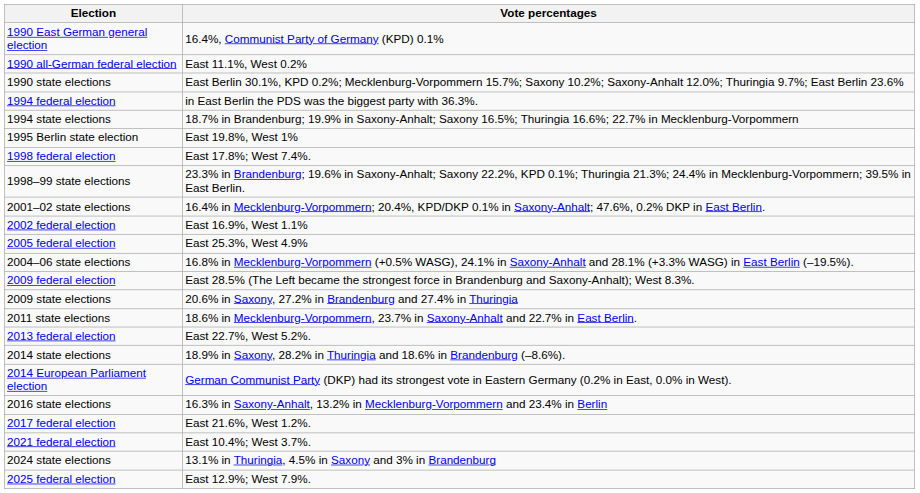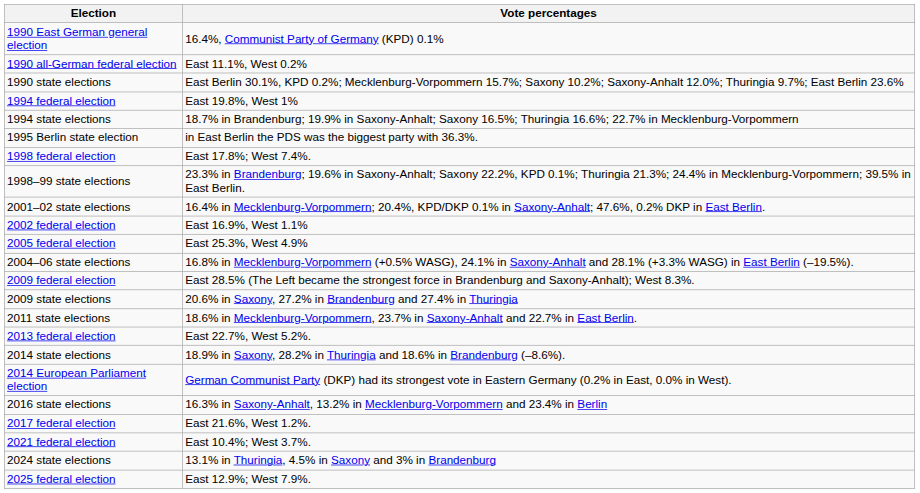(332, 100) in East Berlin the PDS was the biggest party with 36.3%. -> (242, 100) East 19.8%, West 1%
(242, 138) East 19.8%, West 1% -> (332, 138) in East Berlin the PDS was the biggest party with 36.3%.
